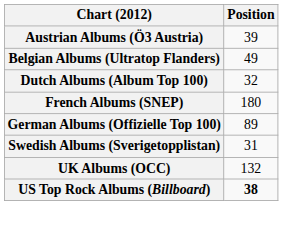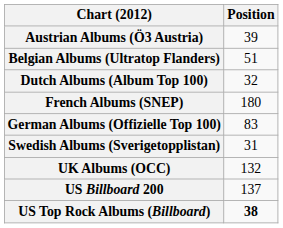(251, 59) 49 -> (251, 59) 51
(251, 124) 89 -> (251, 124) 83
+ row: (114, 189)
